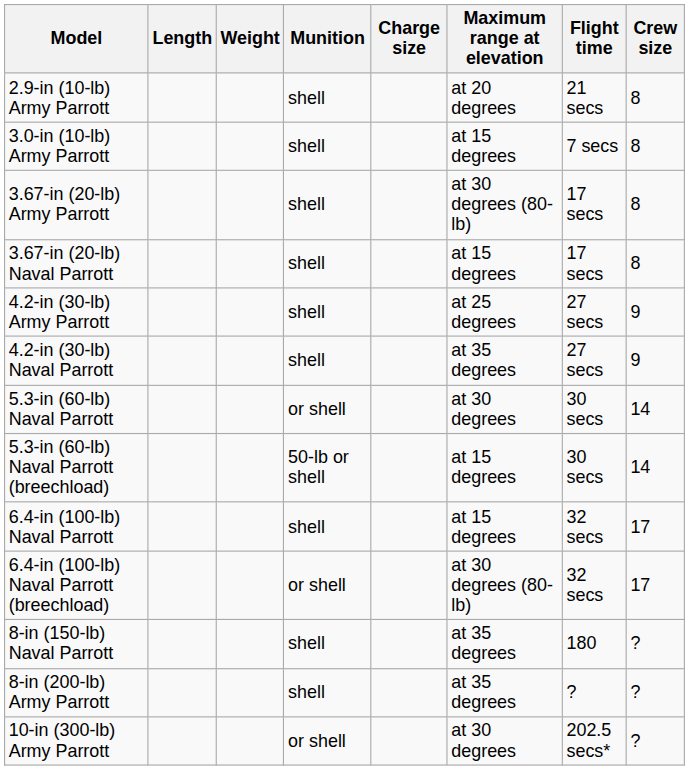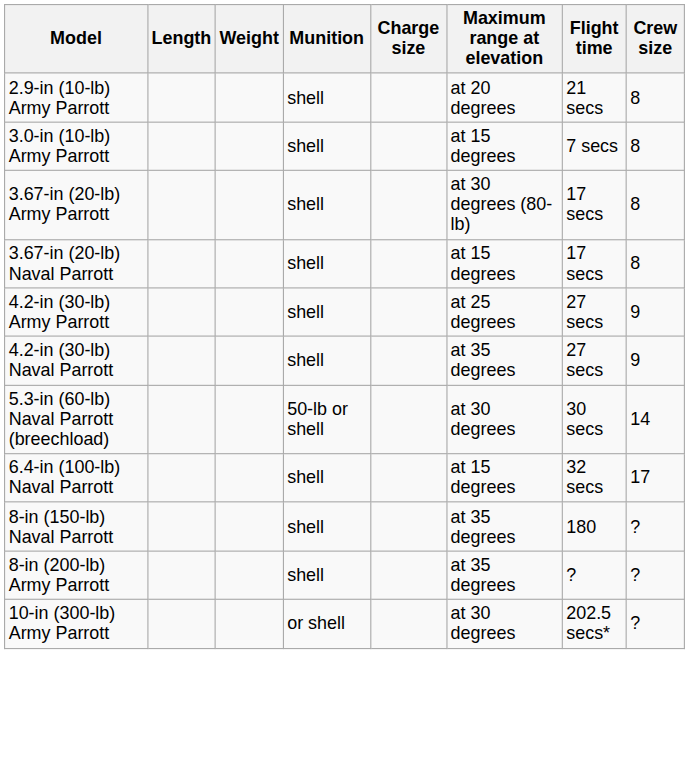- row: (61, 409)
(484, 467) at 15 degrees -> (483, 419) at 30 degrees
- row: (64, 585)
